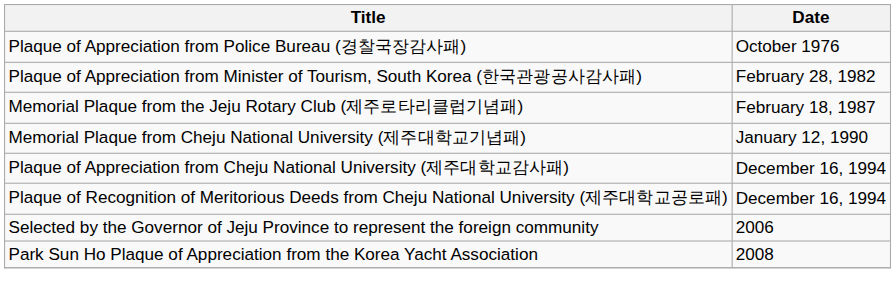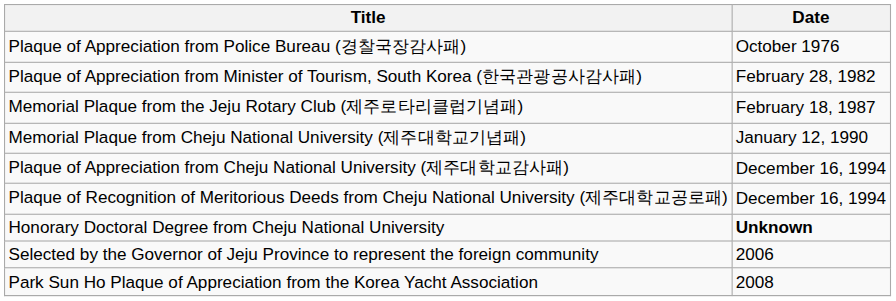+ row: (226, 227)
